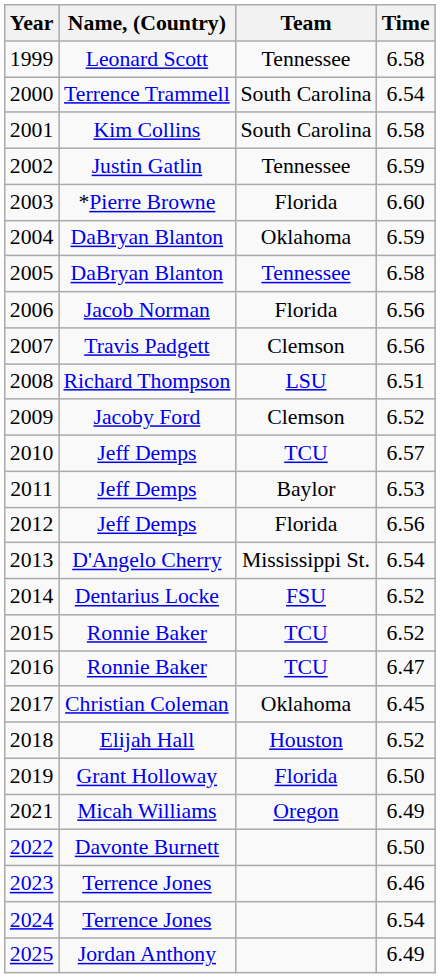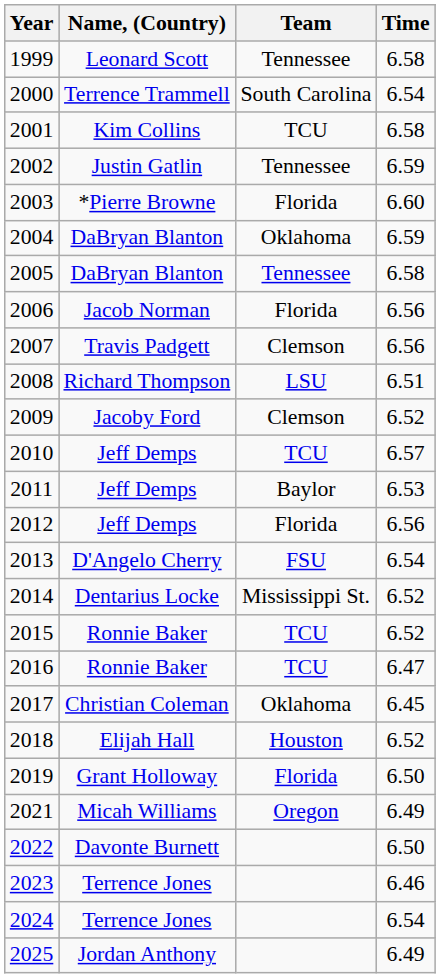(306, 130) South Carolina -> (306, 130) TCU
(306, 560) Mississippi St. -> (306, 560) FSU
(306, 596) FSU -> (306, 596) Mississippi St.
